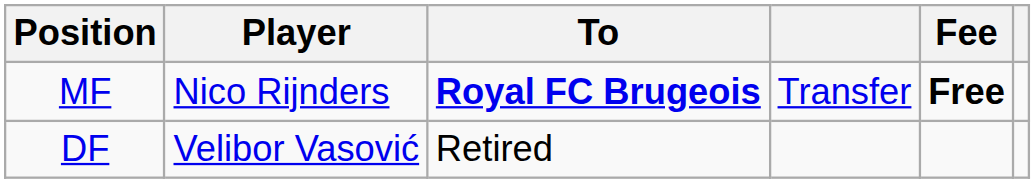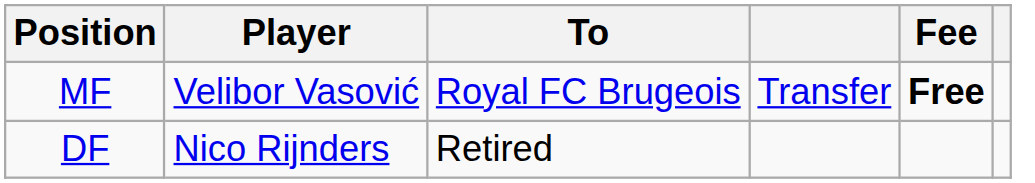(281, 90) Nico Rijnders -> (296, 90) Velibor Vasović
(598, 90) bold -> (588, 90) normal
(296, 148) Velibor Vasović -> (281, 148) Nico Rijnders
